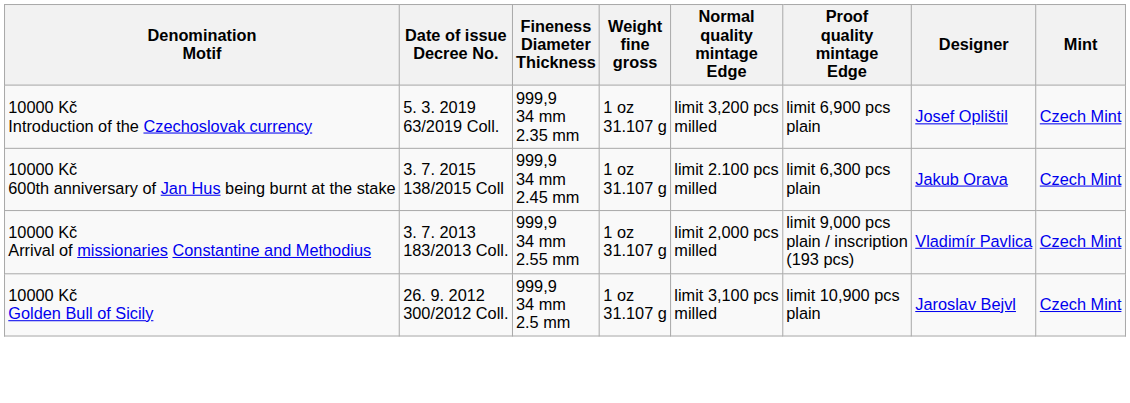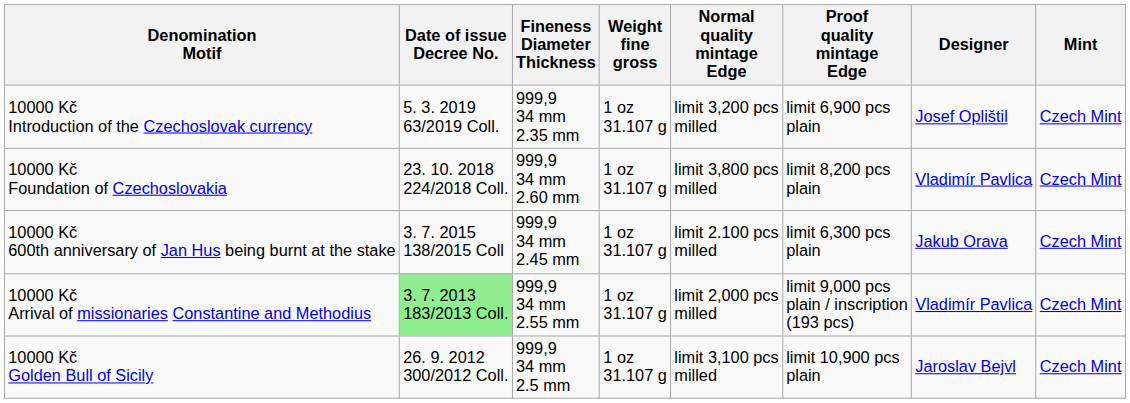+ row: (118, 179)
(456, 241) no background -> (456, 304) lightgreen background
